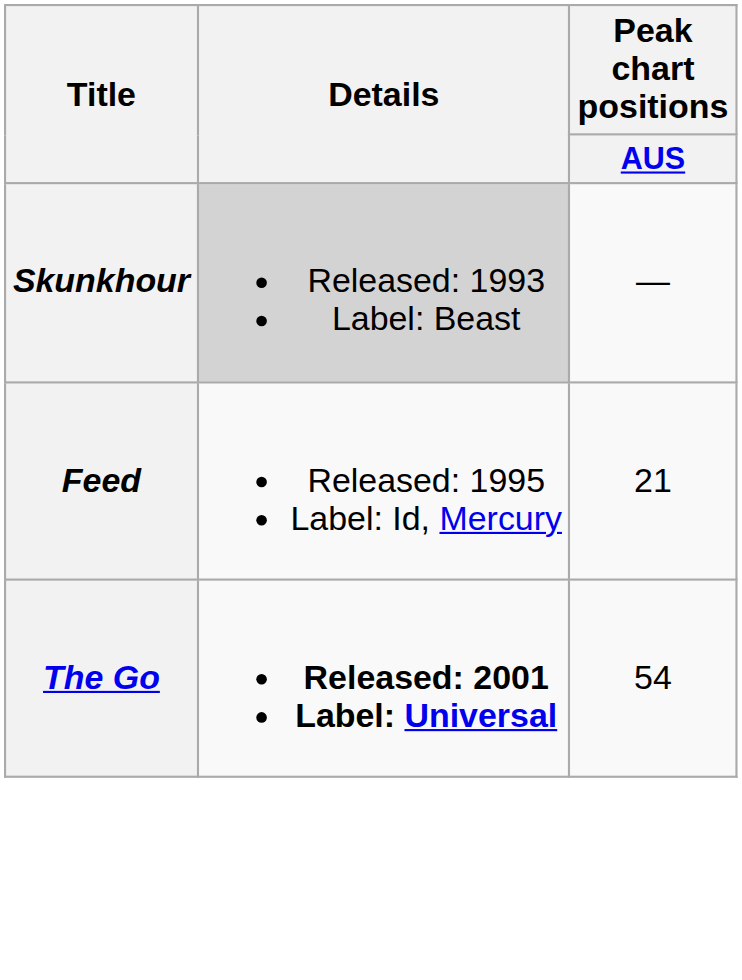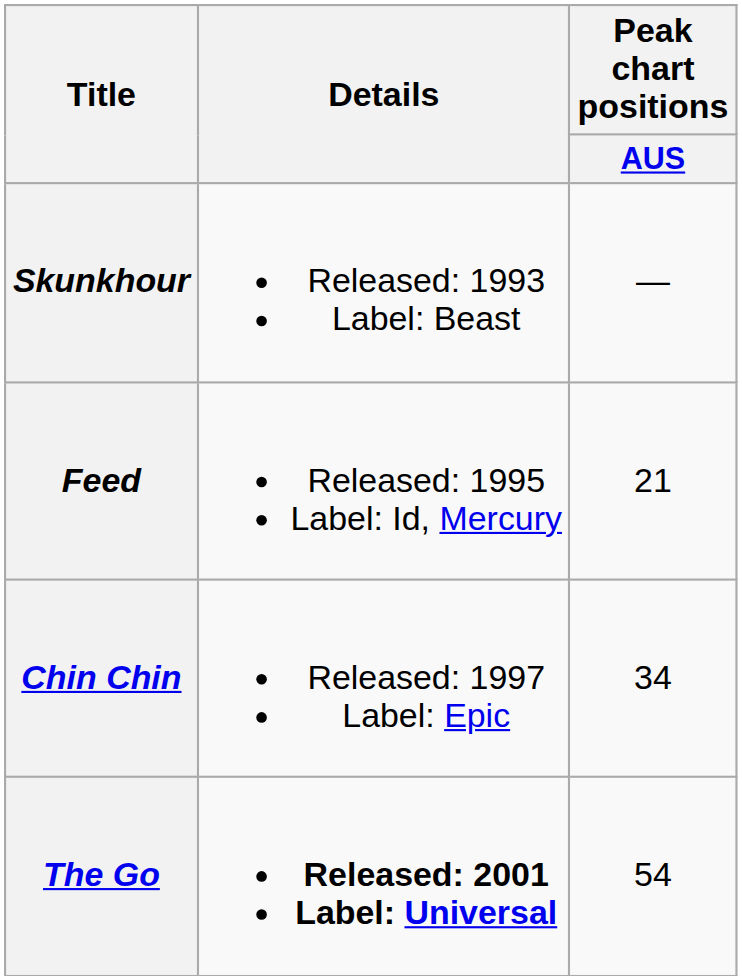(384, 301) lightgrey background -> (384, 301) no background
+ row: (101, 677)
